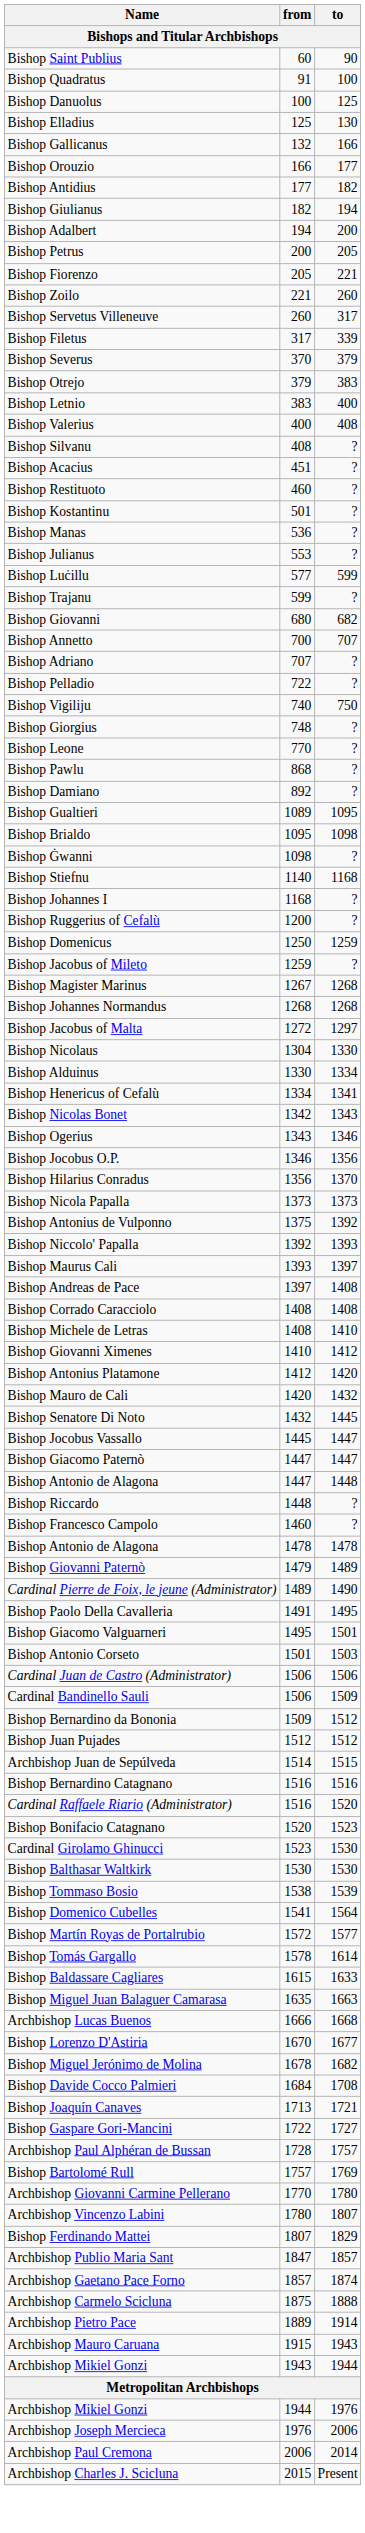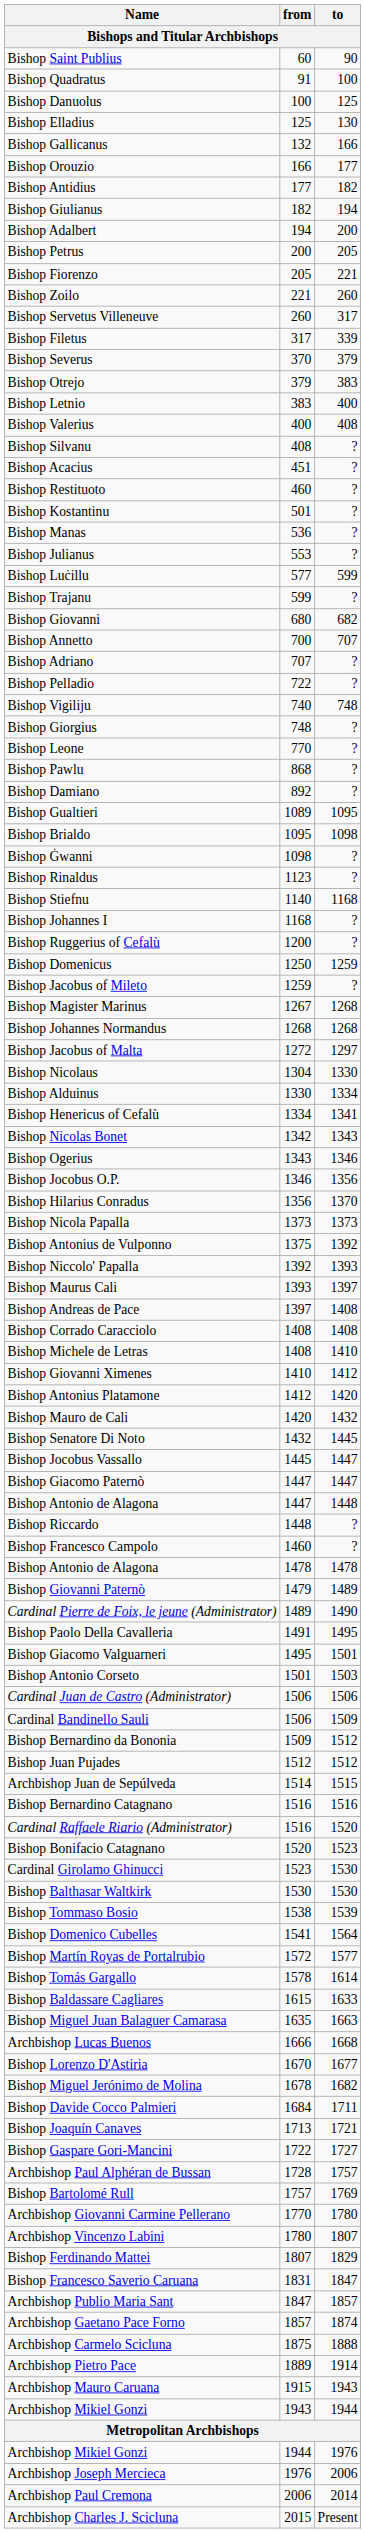(347, 705) 750 -> (347, 705) 748
+ row: (53, 878)
(344, 2085) 1708 -> (344, 2107) 1711
+ row: (103, 2280)
